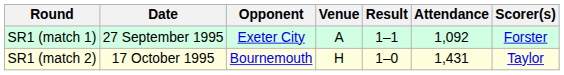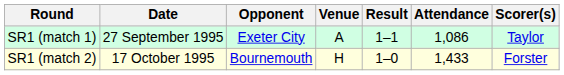(452, 37) 1,092 -> (452, 37) 1,086
(526, 37) Forster -> (526, 37) Taylor
(452, 59) 1,431 -> (452, 59) 1,433
(526, 59) Taylor -> (526, 59) Forster
